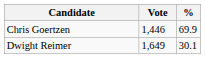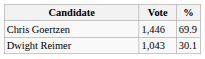(153, 45) 1,649 -> (153, 45) 1,043
